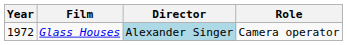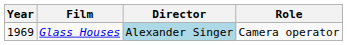(21, 32) 1972 -> (21, 32) 1969
